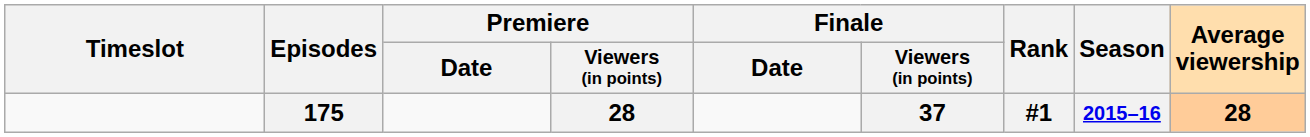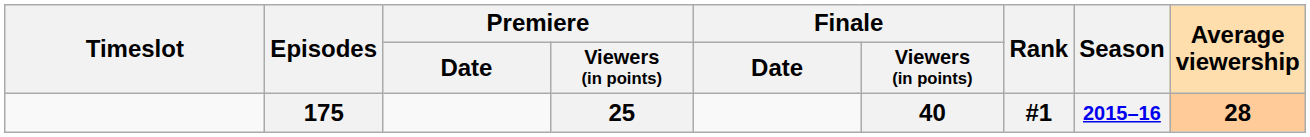(622, 112) 28 -> (622, 112) 25
(932, 112) 37 -> (932, 112) 40
